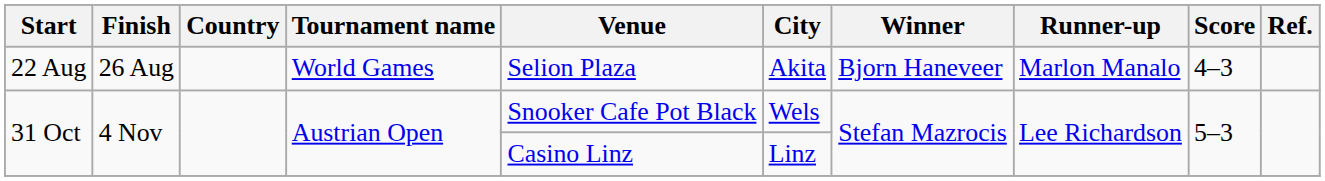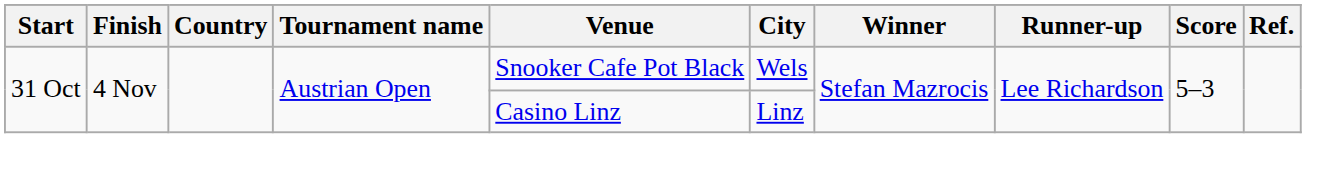- row: (49, 68)
